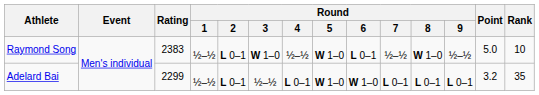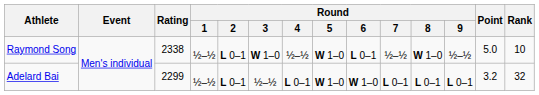(173, 50) 2383 -> (173, 50) 2338
(520, 77) 35 -> (520, 77) 32
